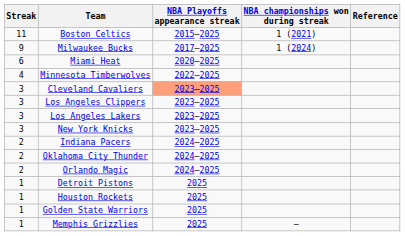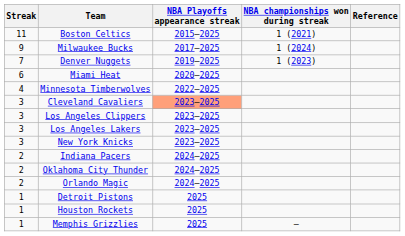+ row: (95, 61)
- row: (95, 211)
